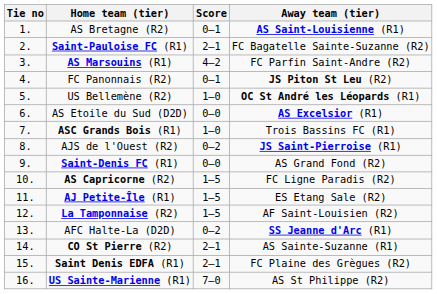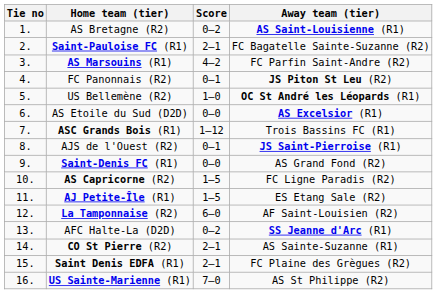(211, 30) 0–1 -> (211, 30) 0–2
(211, 130) 1–0 -> (211, 130) 1–12
(211, 147) 0–2 -> (211, 147) 0–1
(211, 214) 1–5 -> (211, 214) 6–0
